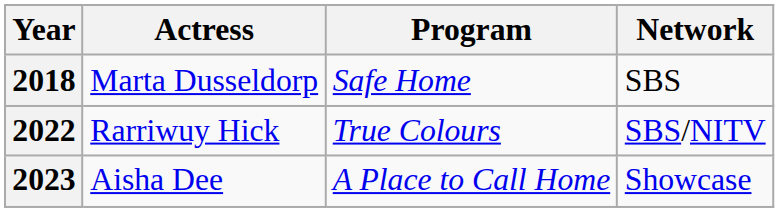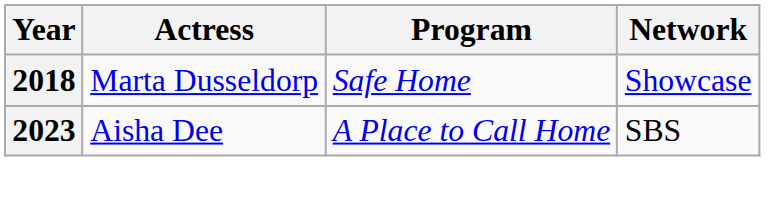(653, 79) SBS -> (688, 79) Showcase
- row: (44, 130)
(688, 180) Showcase -> (653, 130) SBS
